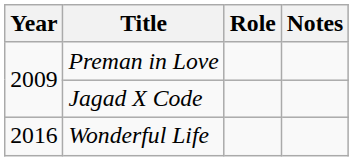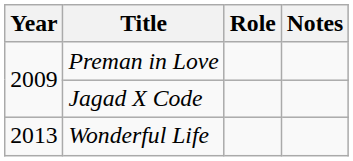(34, 135) 2016 -> (34, 135) 2013
